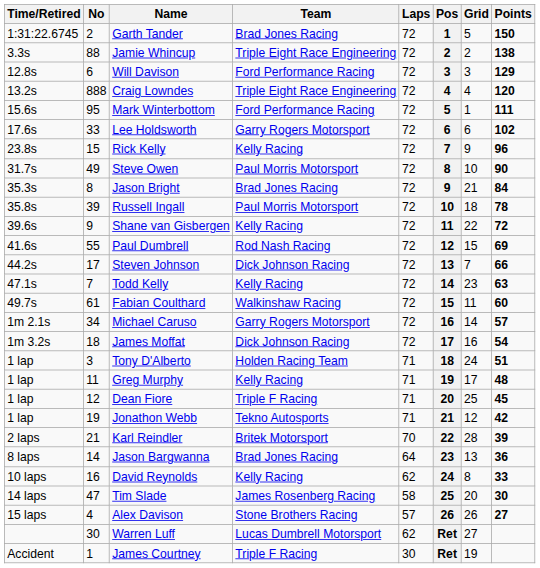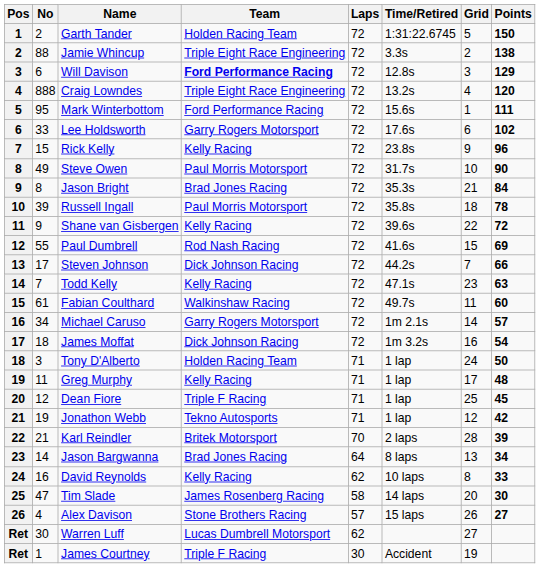columns swapped: (447, 14) <-> (44, 14)
(287, 33) Brad Jones Racing -> (241, 33) Holden Racing Team
(305, 72) normal -> (259, 72) bold
(501, 361) 51 -> (501, 361) 50
(501, 457) 36 -> (501, 457) 34
